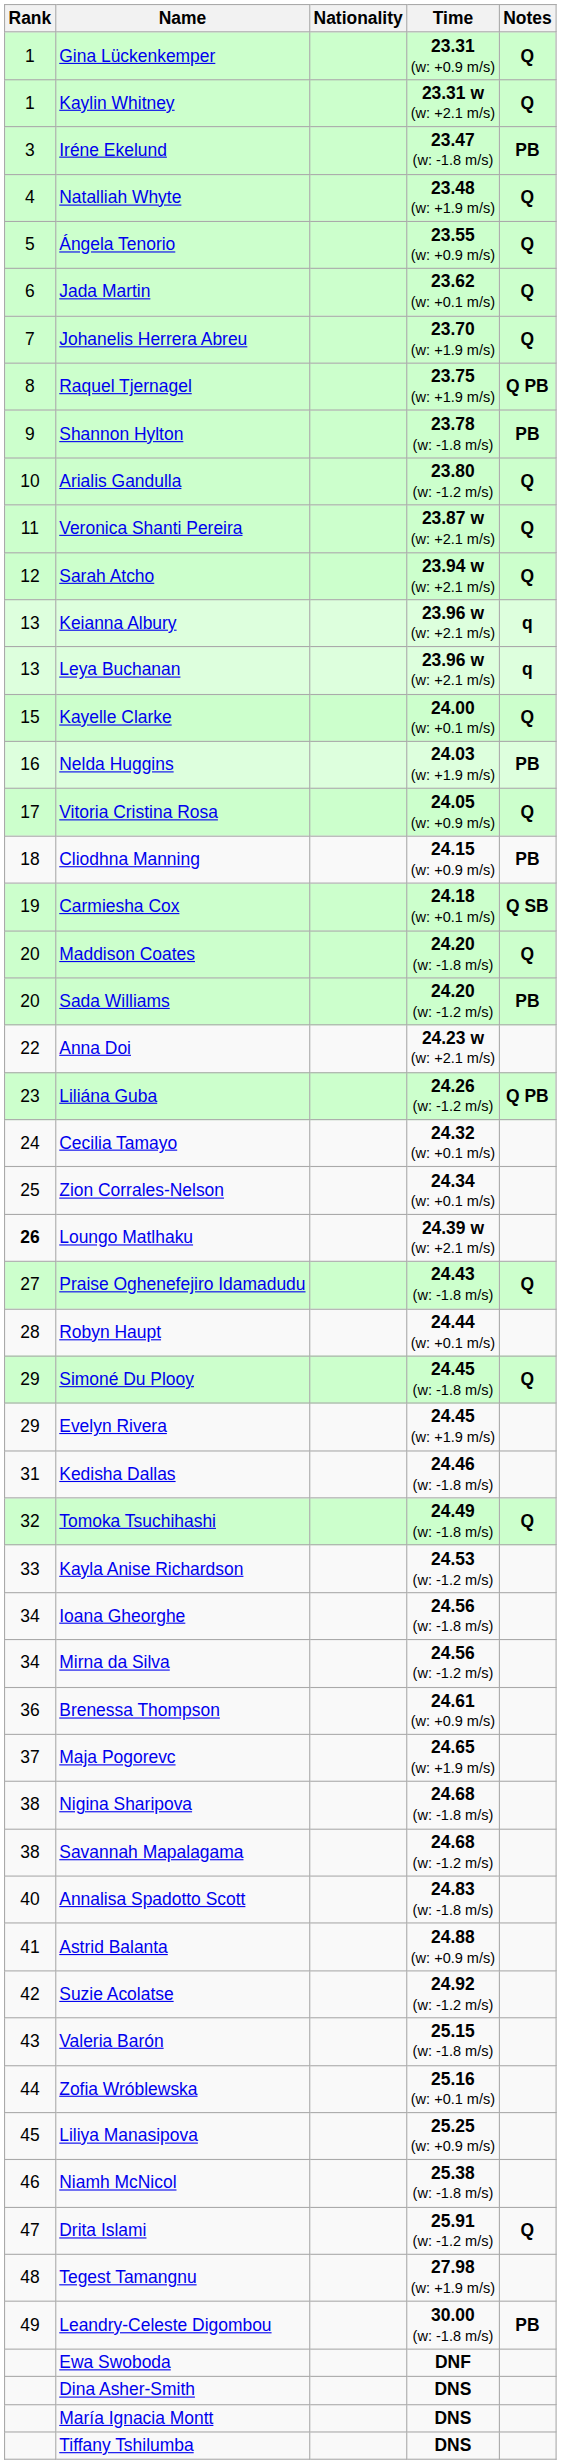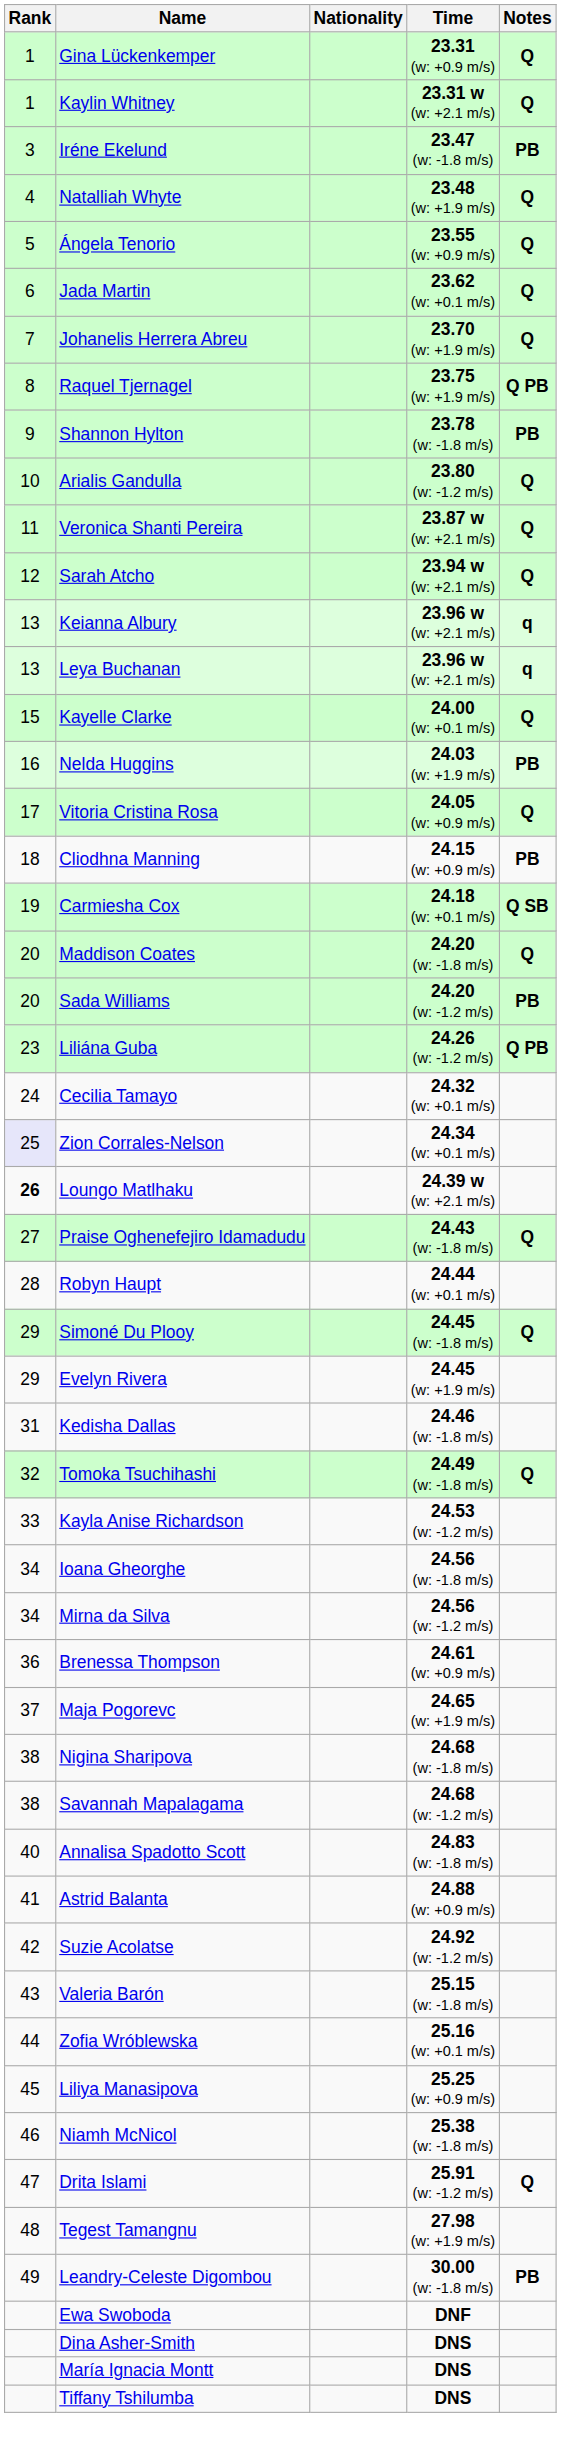- row: (95, 1048)
(30, 1190) no background -> (30, 1143) lavender background
